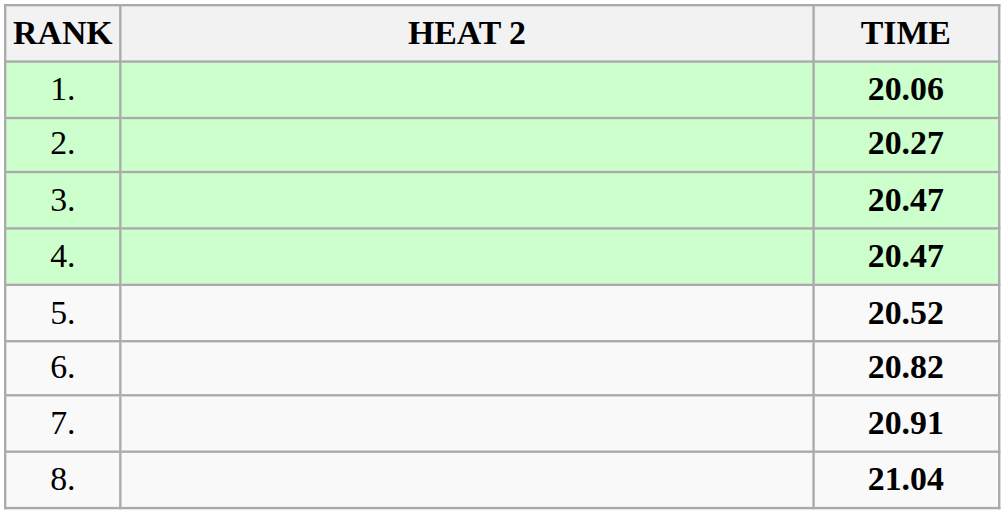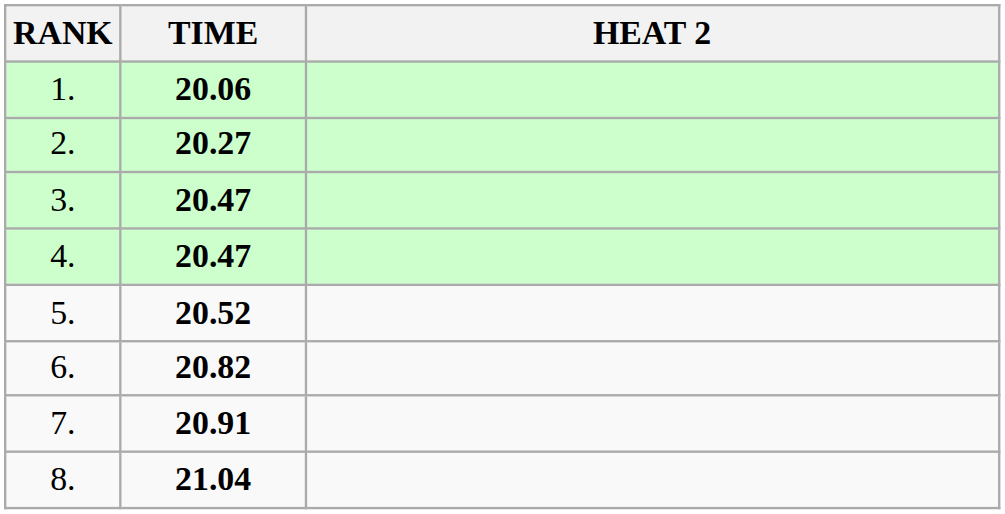columns swapped: (467, 32) <-> (906, 32)
